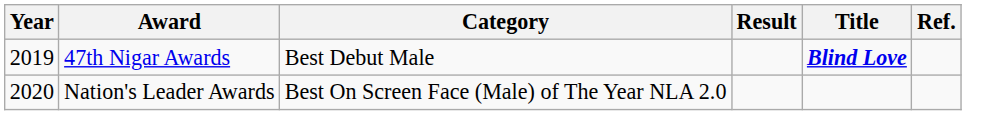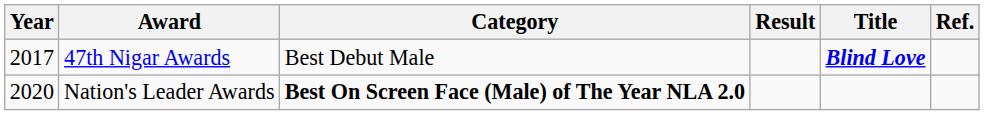(32, 57) 2019 -> (32, 57) 2017
(506, 92) normal -> (515, 92) bold
